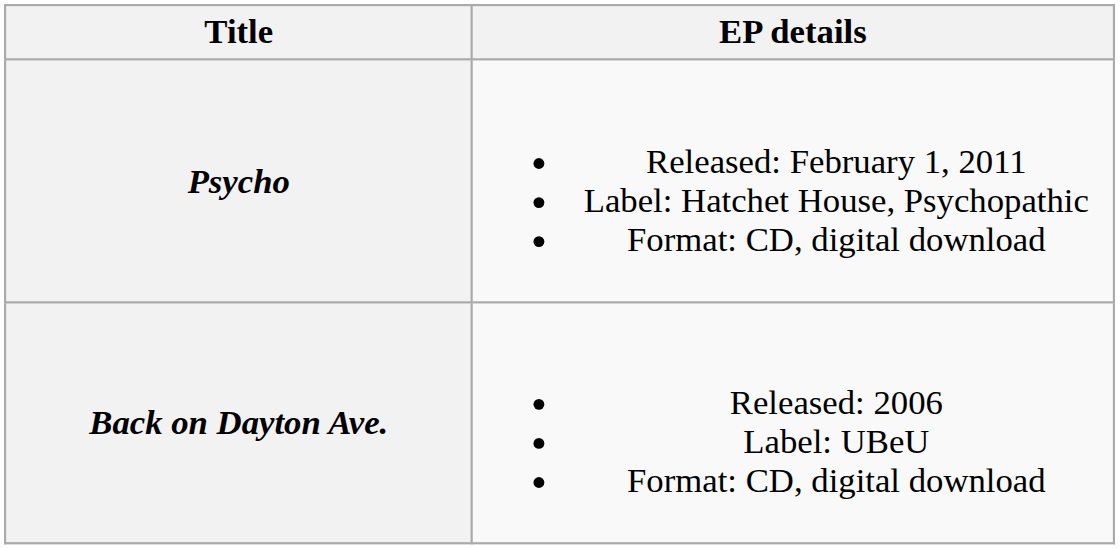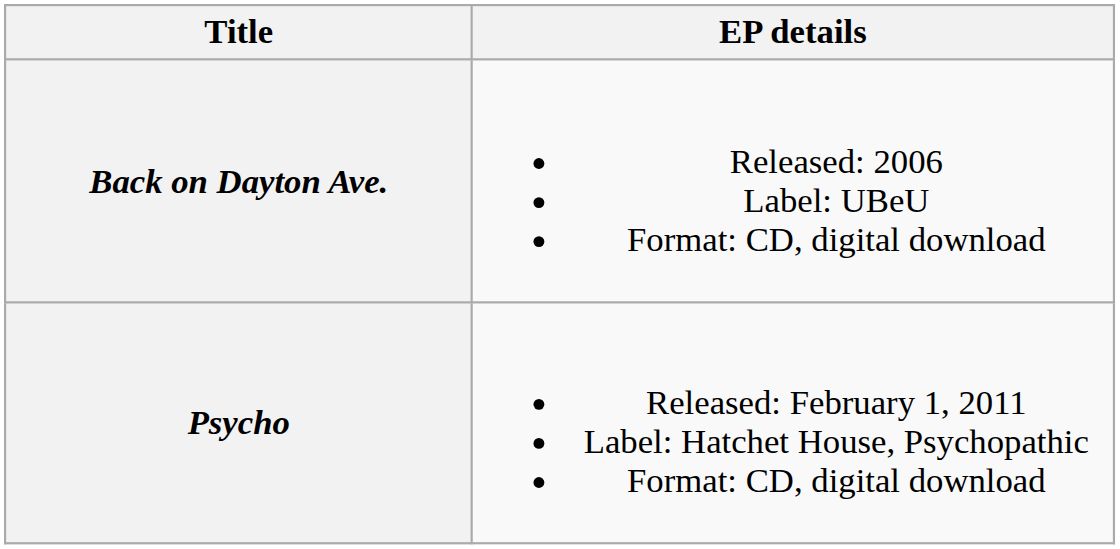rows swapped: (239, 422) <-> (239, 180)
